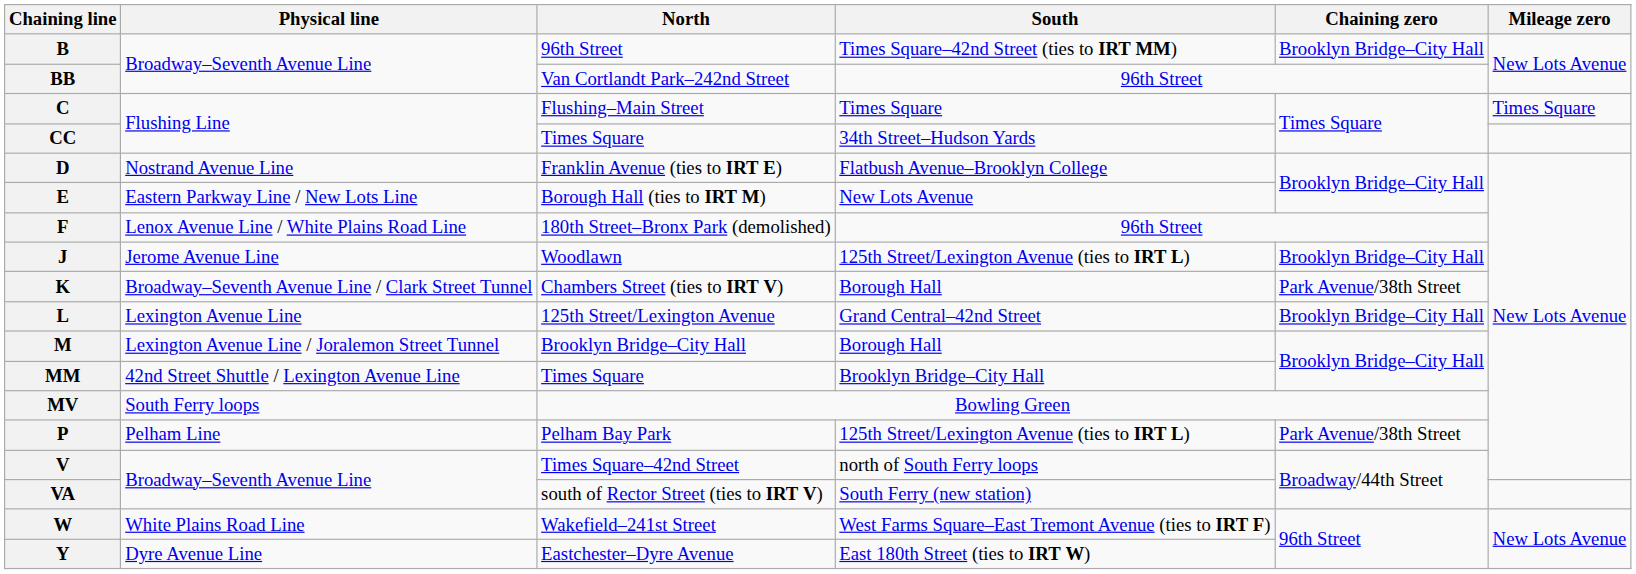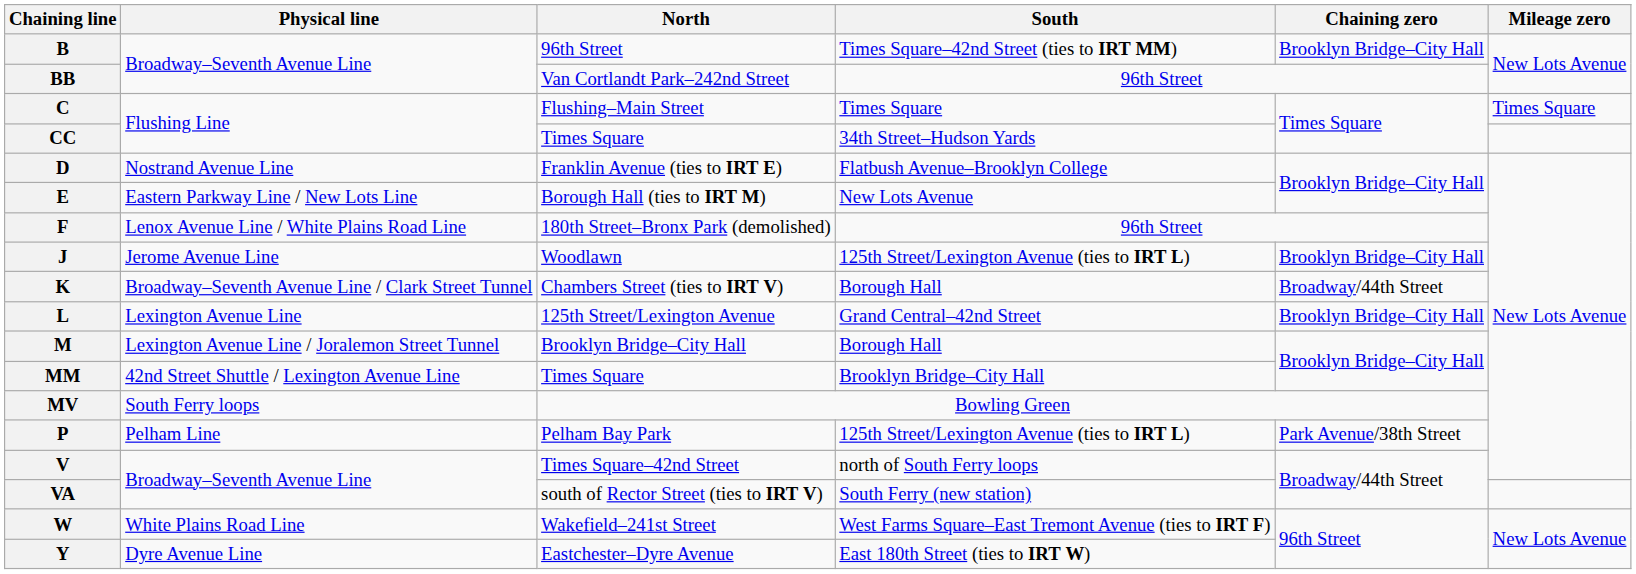(1370, 286) Park Avenue/38th Street -> (1361, 286) Broadway/44th Street
